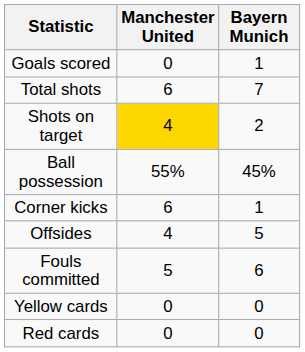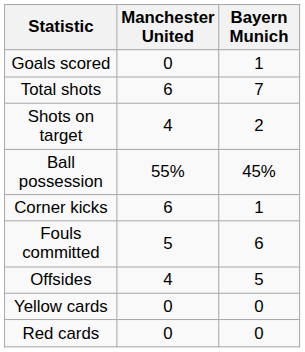(168, 126) gold background -> (168, 126) no background
rows swapped: (61, 270) <-> (61, 234)
